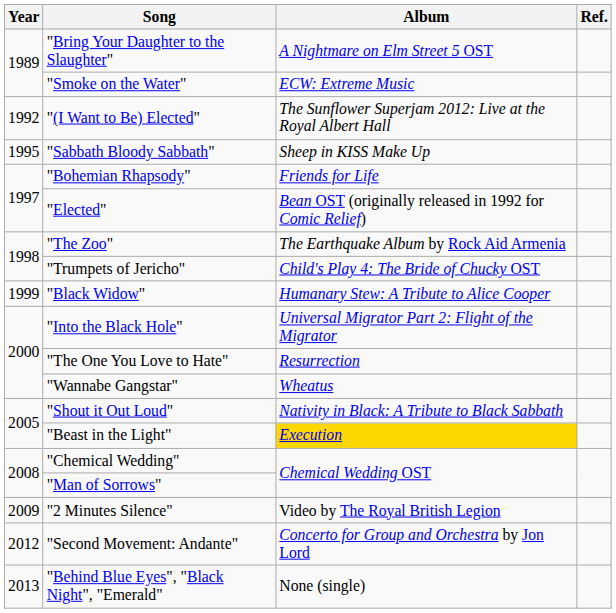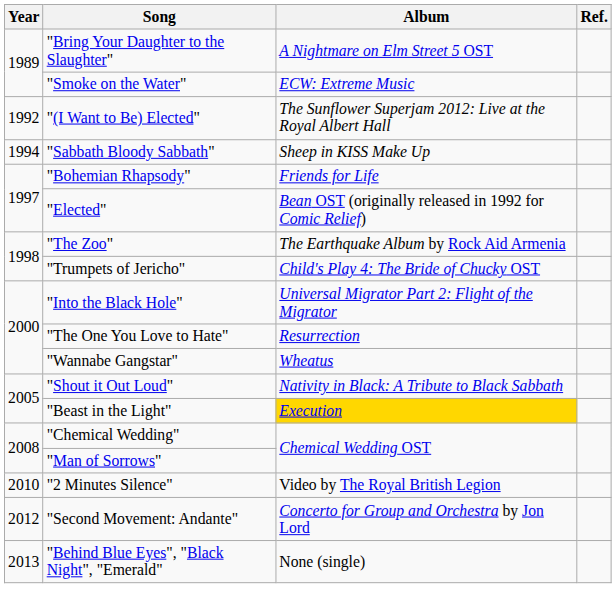(24, 151) 1995 -> (24, 151) 1994
- row: (96, 293)
(24, 510) 2009 -> (24, 485) 2010
